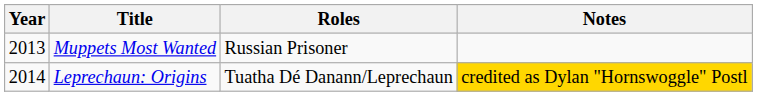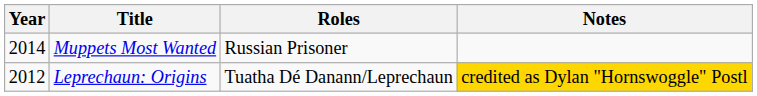(27, 47) 2013 -> (27, 47) 2014
(27, 76) 2014 -> (27, 76) 2012
